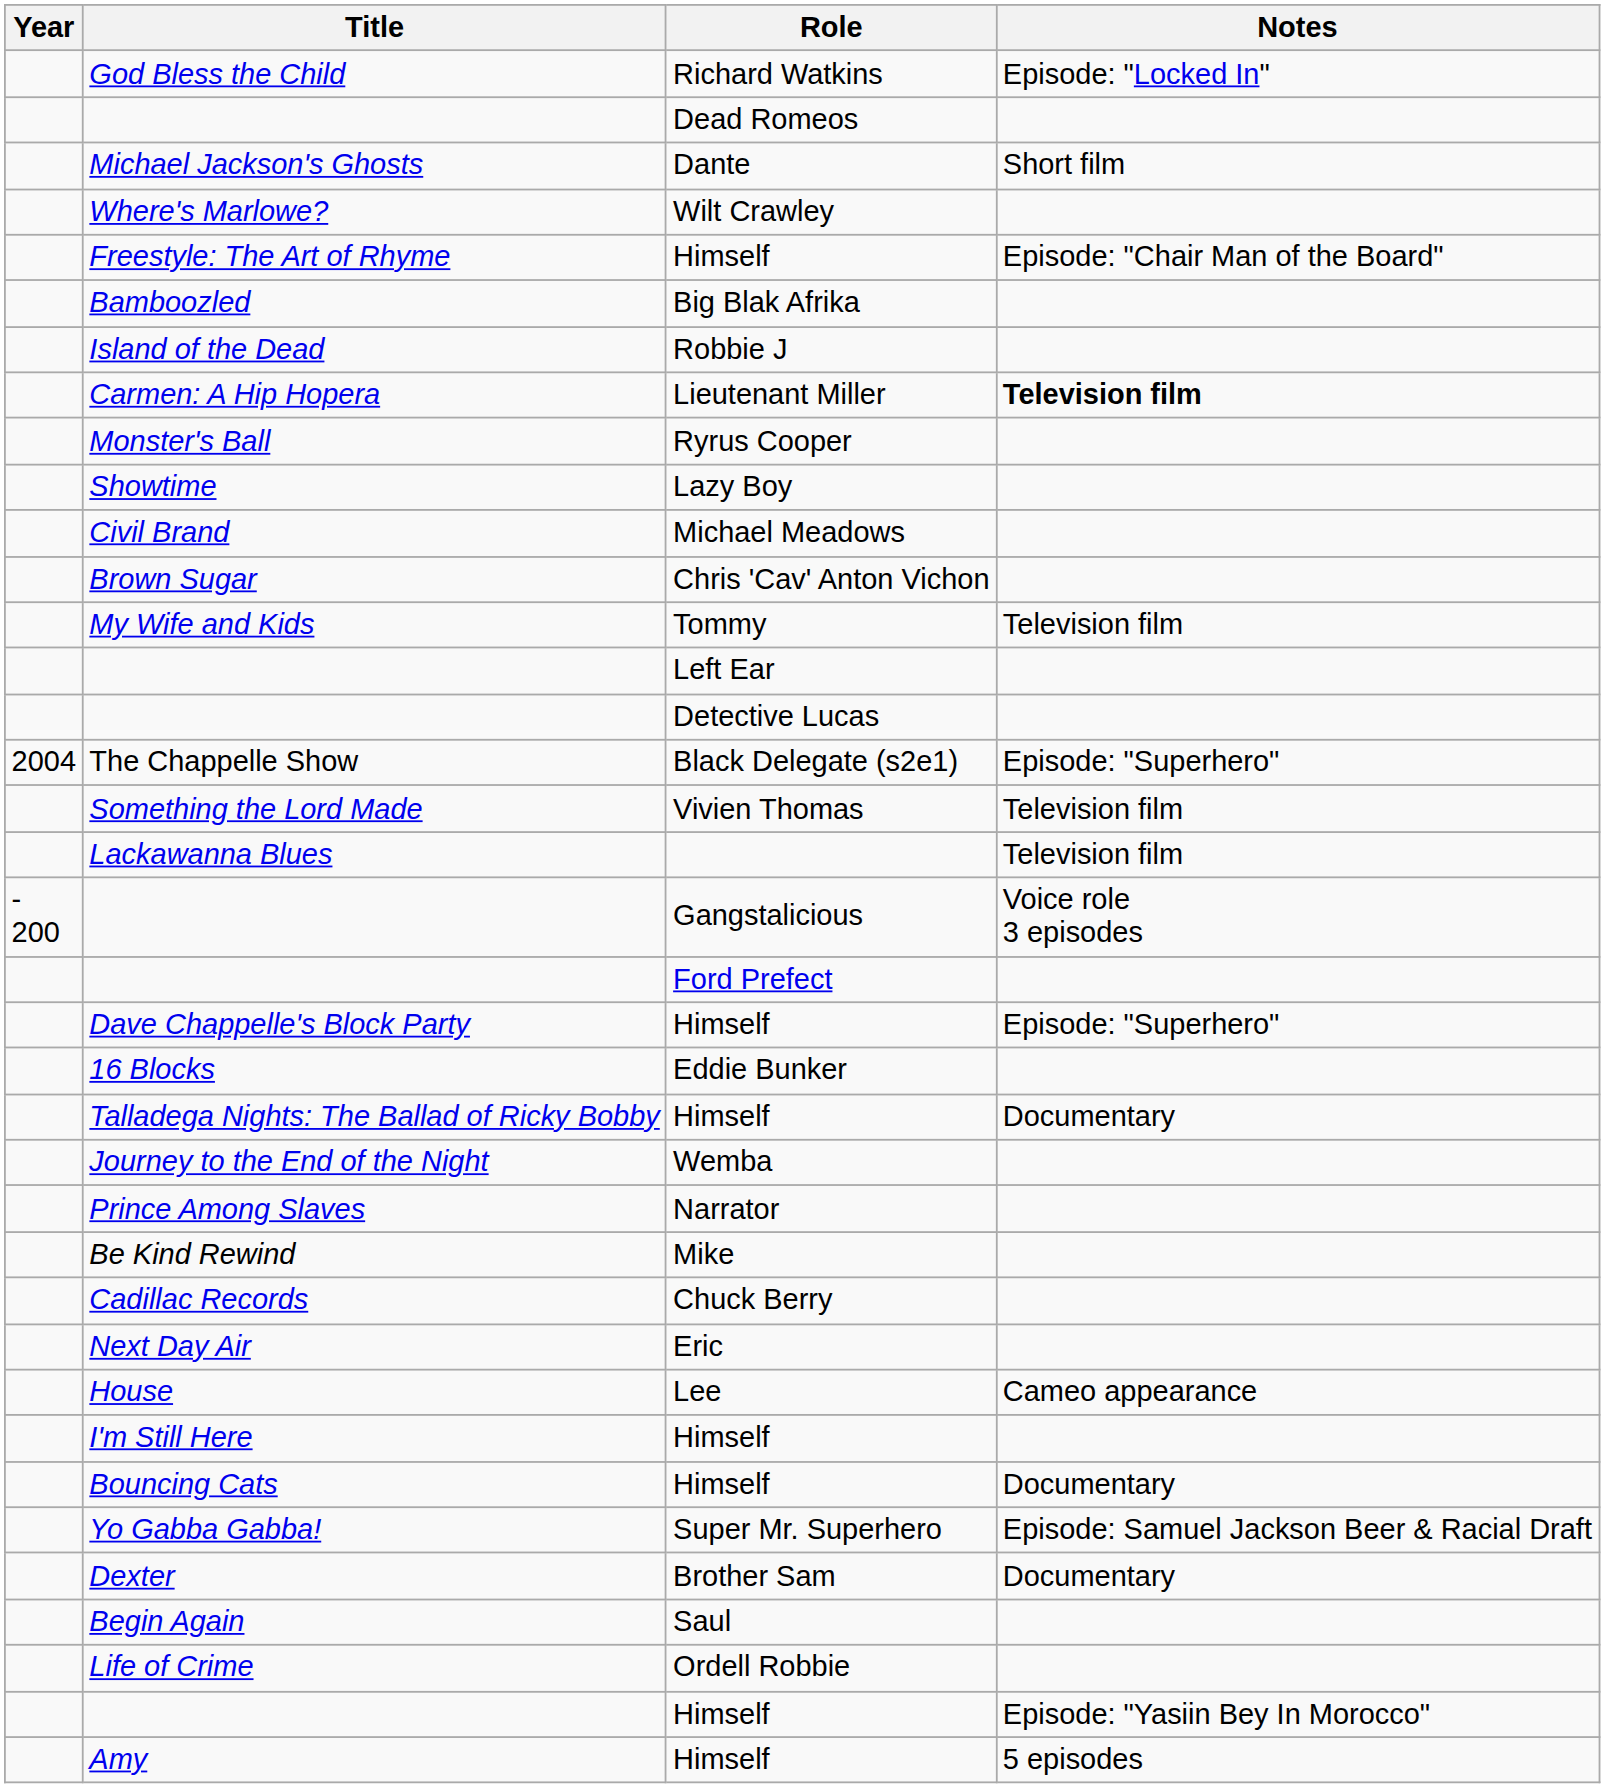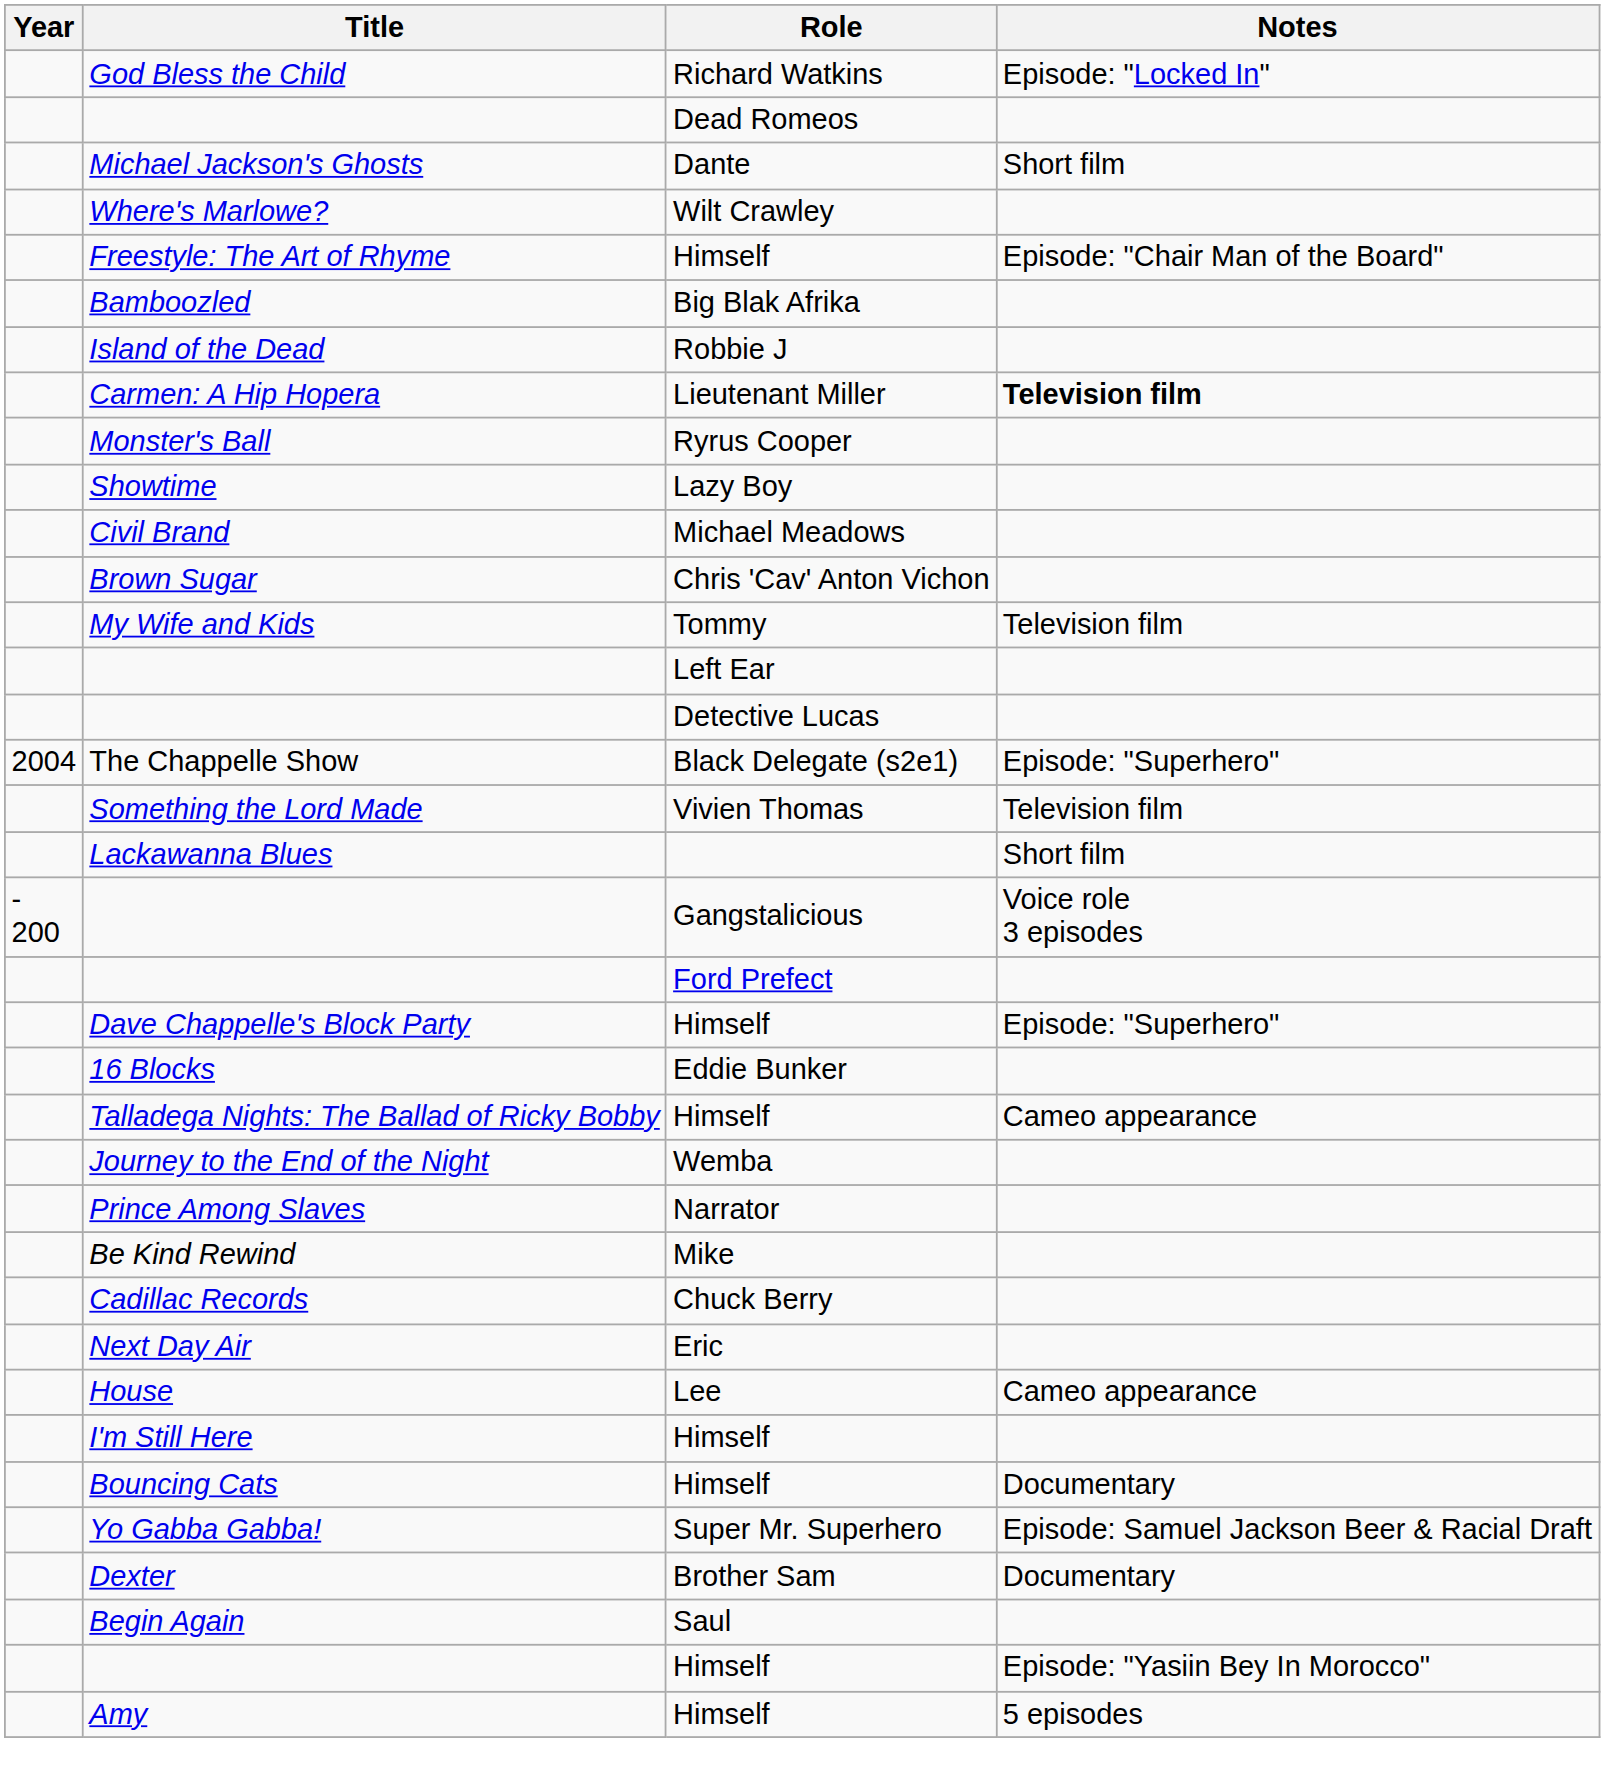(1093, 854) Television film -> (1064, 854) Short film
(1089, 1116) Documentary -> (1130, 1116) Cameo appearance
- row: (171, 1667)
